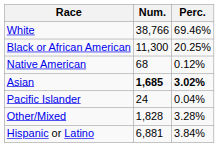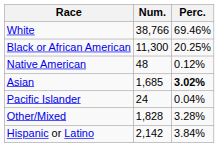(142, 64) 68 -> (142, 64) 48
(149, 82) bold -> (149, 82) normal
(149, 133) 6,881 -> (149, 133) 2,142
